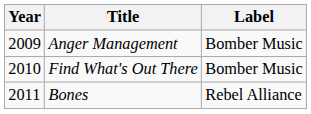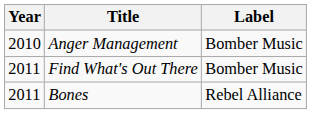(25, 43) 2009 -> (25, 43) 2010
(25, 69) 2010 -> (24, 69) 2011
